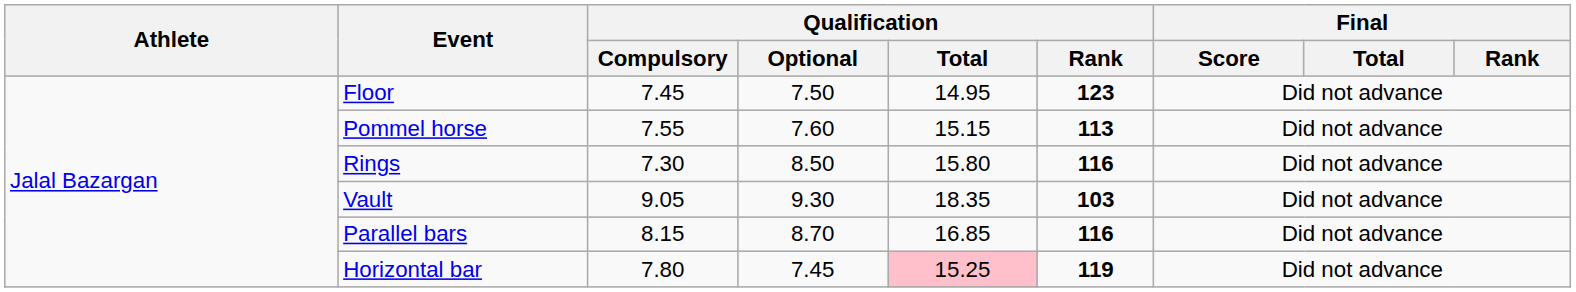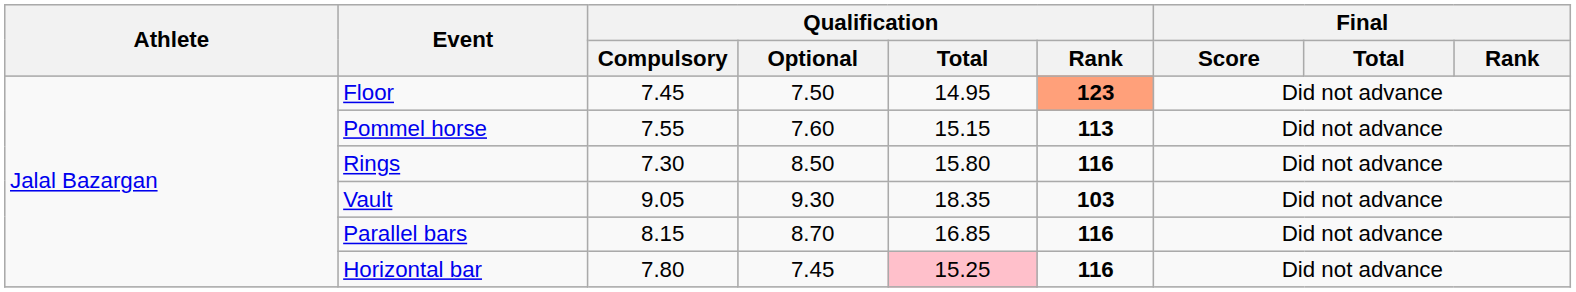(1096, 93) no background -> (1096, 93) lightsalmon background
(1096, 270) 119 -> (1096, 270) 116
